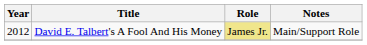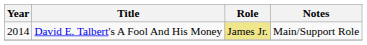(18, 31) 2012 -> (18, 31) 2014
